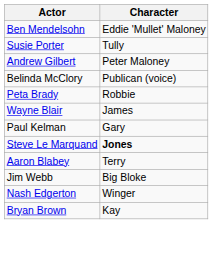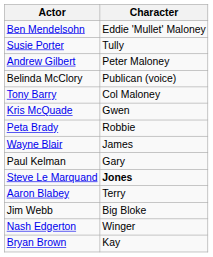+ row: (32, 95)
+ row: (40, 111)
